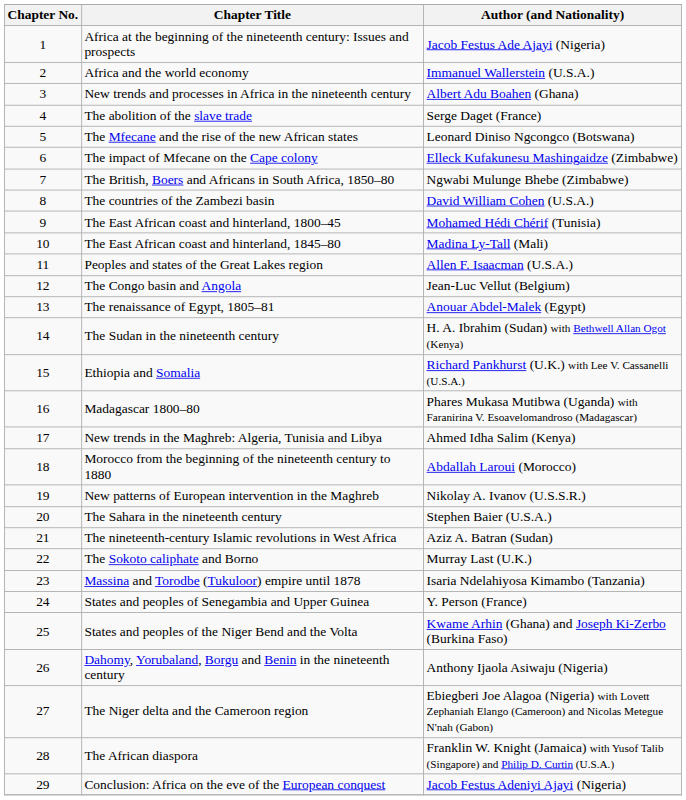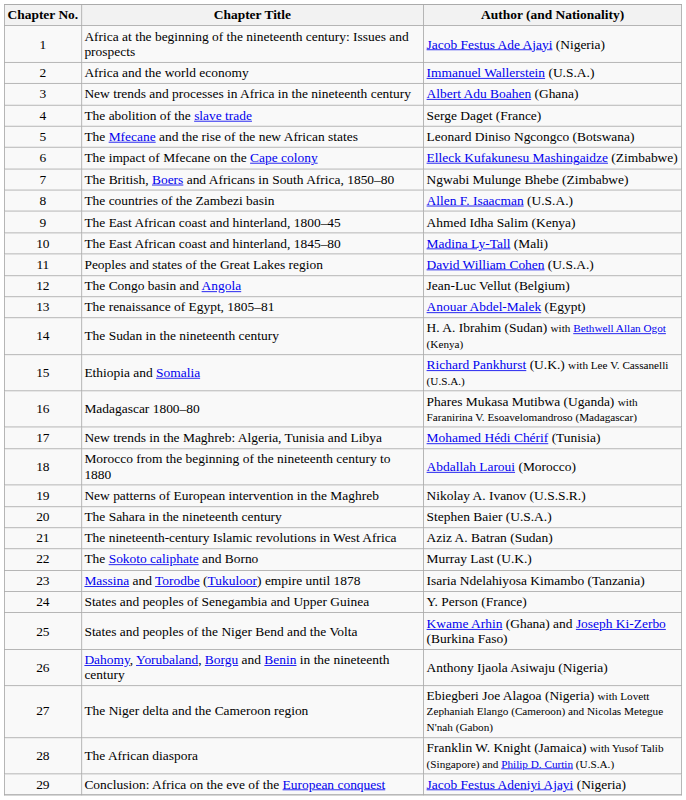(510, 200) David William Cohen (U.S.A.) -> (500, 200) Allen F. Isaacman (U.S.A.)
(514, 222) Mohamed Hédi Chérif (Tunisia) -> (501, 222) Ahmed Idha Salim (Kenya)
(500, 264) Allen F. Isaacman (U.S.A.) -> (510, 264) David William Cohen (U.S.A.)
(501, 437) Ahmed Idha Salim (Kenya) -> (514, 437) Mohamed Hédi Chérif (Tunisia)
